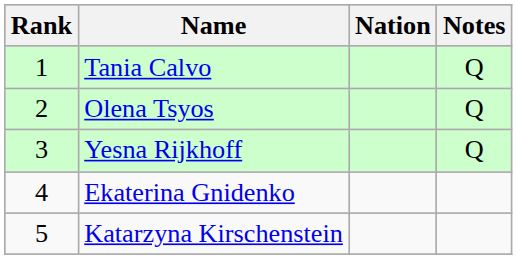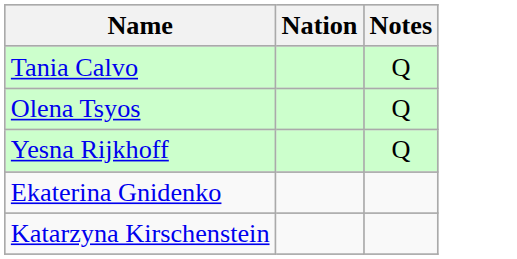- column: (42, 25)
